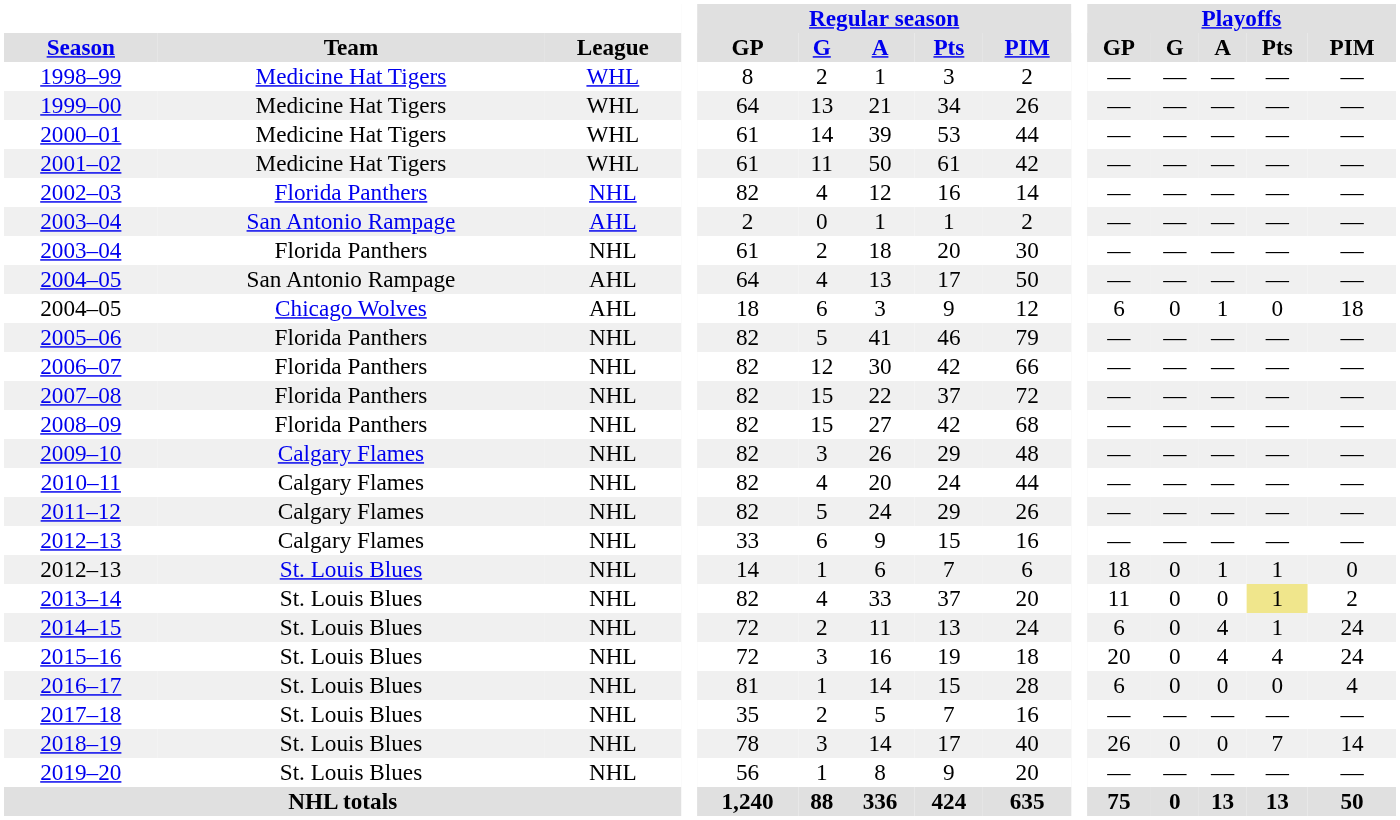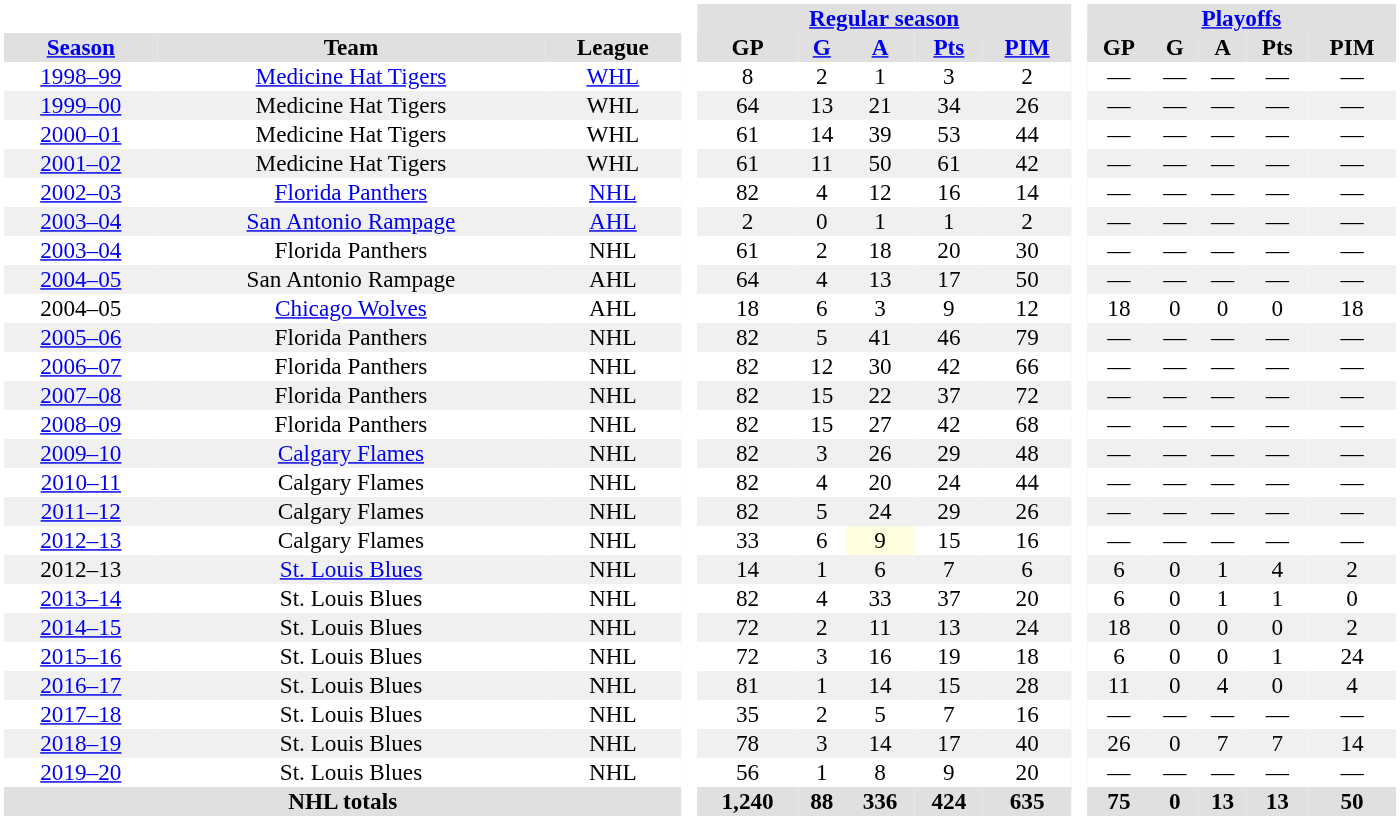(1119, 308) 6 -> (1119, 308) 18
(1223, 308) 1 -> (1223, 308) 0
(880, 540) no background -> (880, 540) lightyellow background
(1119, 569) 18 -> (1119, 569) 6
(1277, 569) 1 -> (1277, 569) 4
(1352, 569) 0 -> (1352, 569) 2
(1119, 598) 11 -> (1119, 598) 6
(1223, 598) 0 -> (1223, 598) 1
(1277, 598) khaki background -> (1277, 598) no background
(1352, 598) 2 -> (1352, 598) 0
(1119, 627) 6 -> (1119, 627) 18
(1223, 627) 4 -> (1223, 627) 0
(1277, 627) 1 -> (1277, 627) 0
(1352, 627) 24 -> (1352, 627) 2
(1119, 656) 20 -> (1119, 656) 6
(1223, 656) 4 -> (1223, 656) 0
(1277, 656) 4 -> (1277, 656) 1
(1119, 685) 6 -> (1119, 685) 11
(1223, 685) 0 -> (1223, 685) 4
(1223, 743) 0 -> (1223, 743) 7
